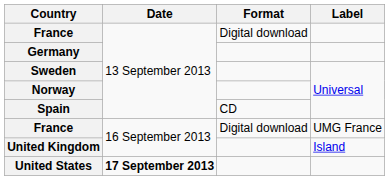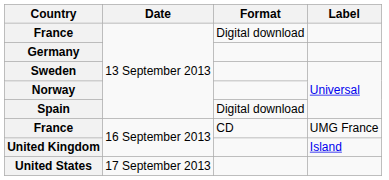(228, 109) CD -> (260, 109) Digital download
(264, 128) Digital download -> (225, 128) CD
(160, 166) bold -> (158, 166) normal
